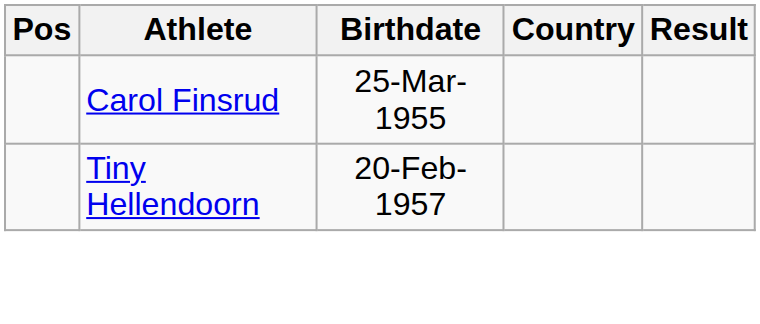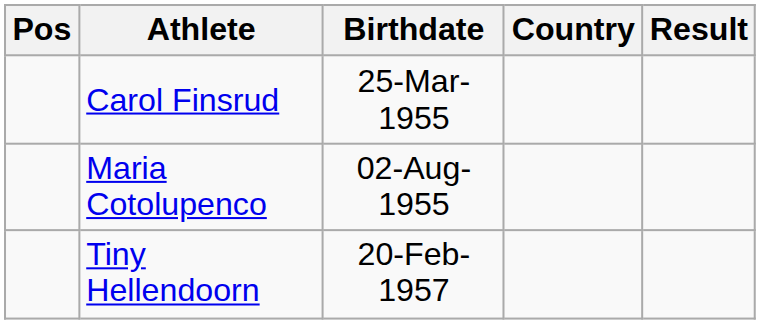+ row: (177, 186)
